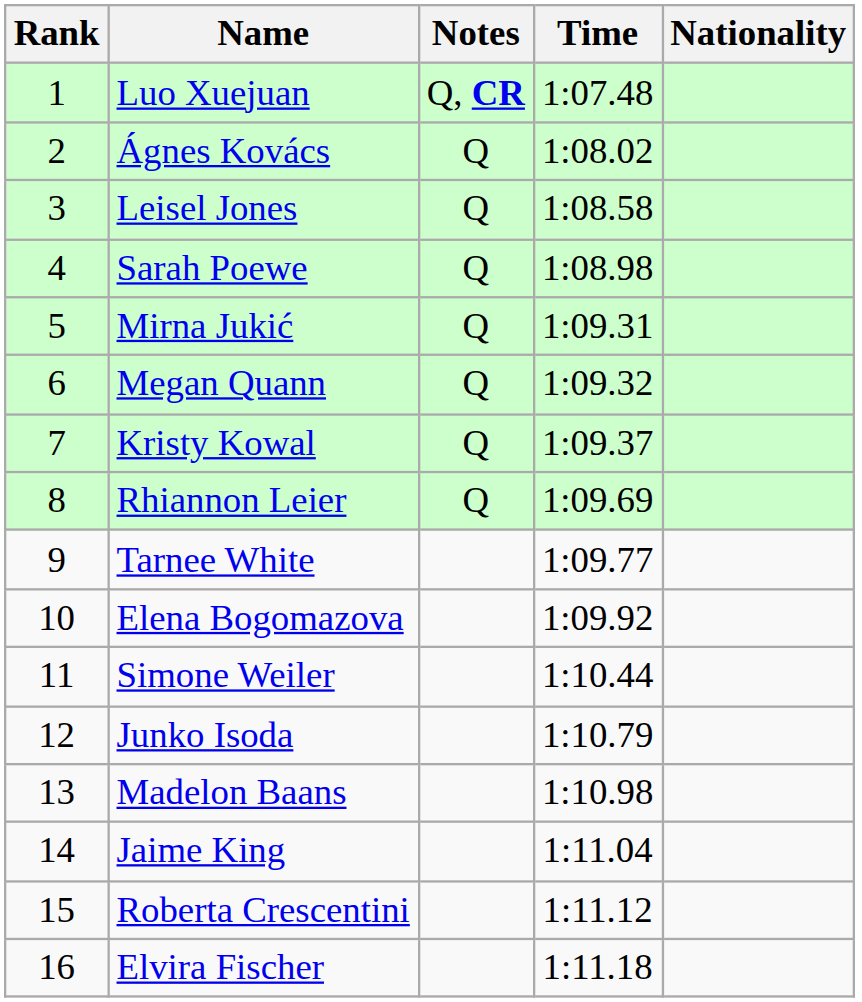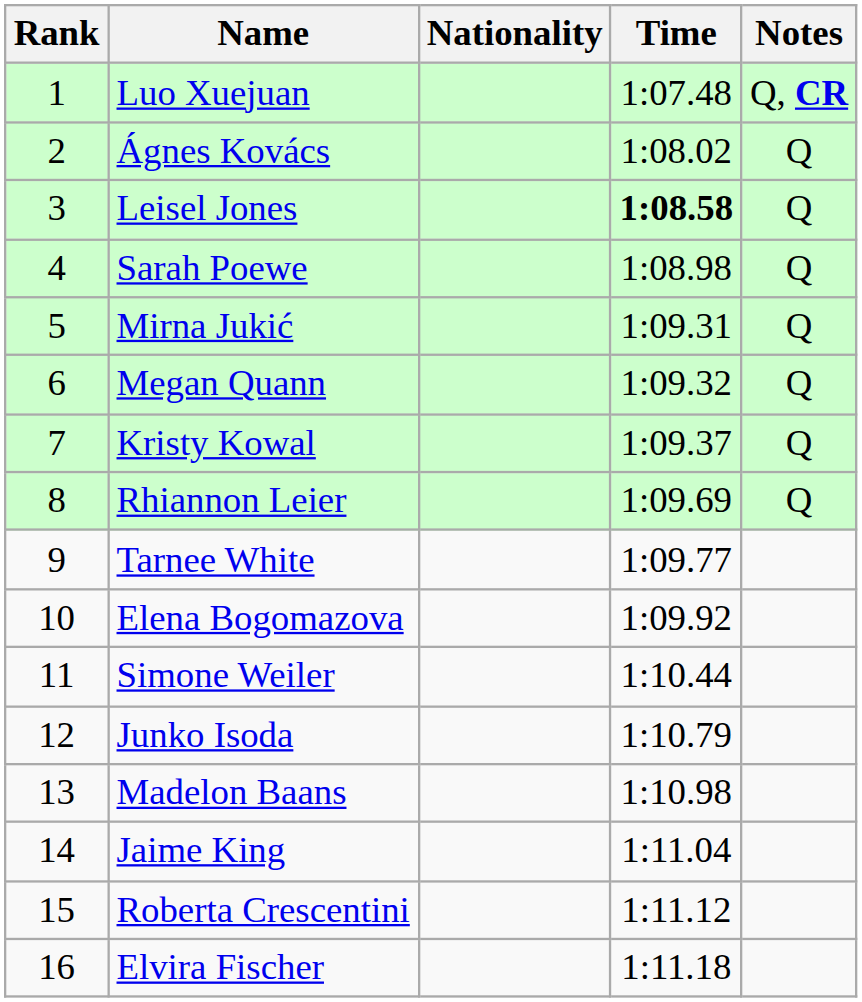columns swapped: (758, 33) <-> (476, 33)
(598, 208) normal -> (676, 208) bold
